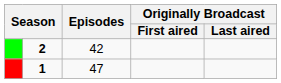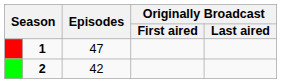rows swapped: (42, 68) <-> (42, 49)
